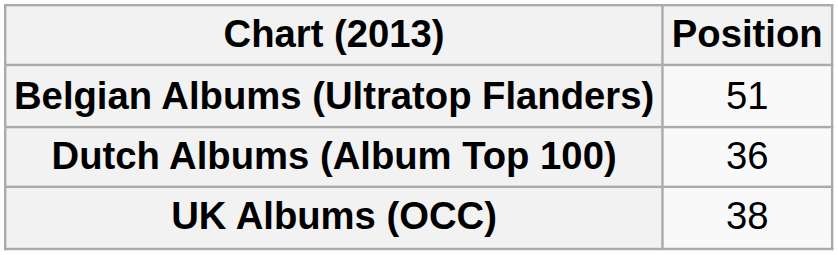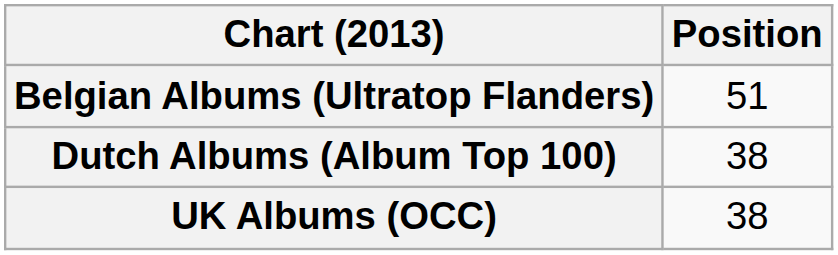(747, 156) 36 -> (747, 156) 38
